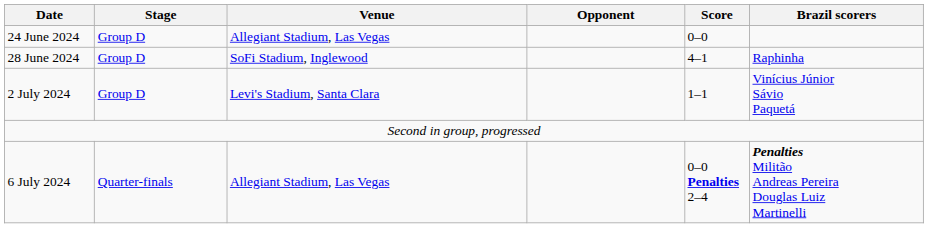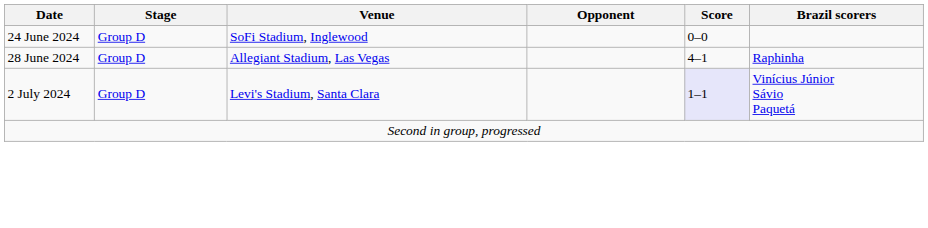(310, 36) Allegiant Stadium, Las Vegas -> (299, 36) SoFi Stadium, Inglewood
(299, 57) SoFi Stadium, Inglewood -> (310, 57) Allegiant Stadium, Las Vegas
(698, 94) no background -> (698, 94) lavender background
- row: (39, 182)
